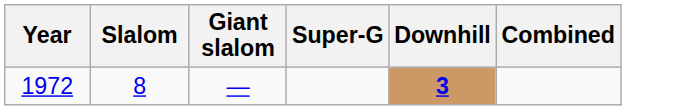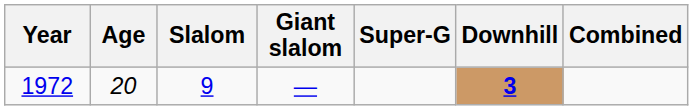+ column: (124, 35)
(140, 85) 8 -> (207, 85) 9
